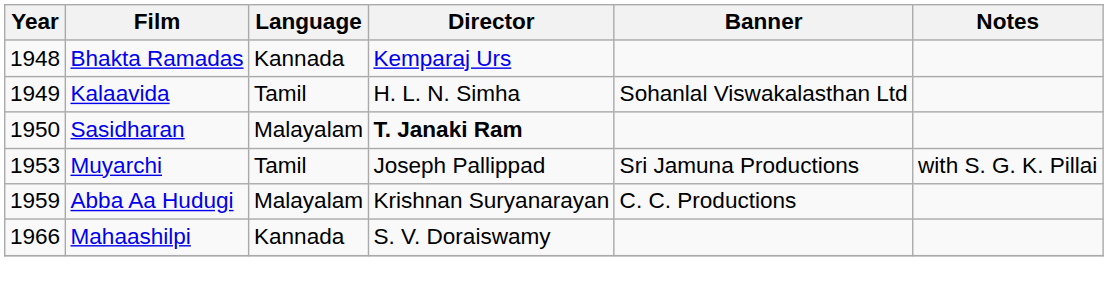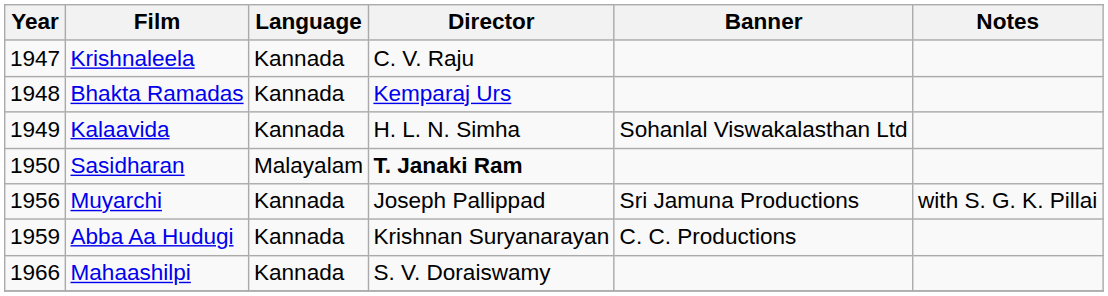+ row: (133, 58)
(280, 93) Tamil -> (299, 129) Kannada
(35, 165) 1953 -> (35, 201) 1956
(280, 165) Tamil -> (299, 201) Kannada
(308, 201) Malayalam -> (299, 237) Kannada
